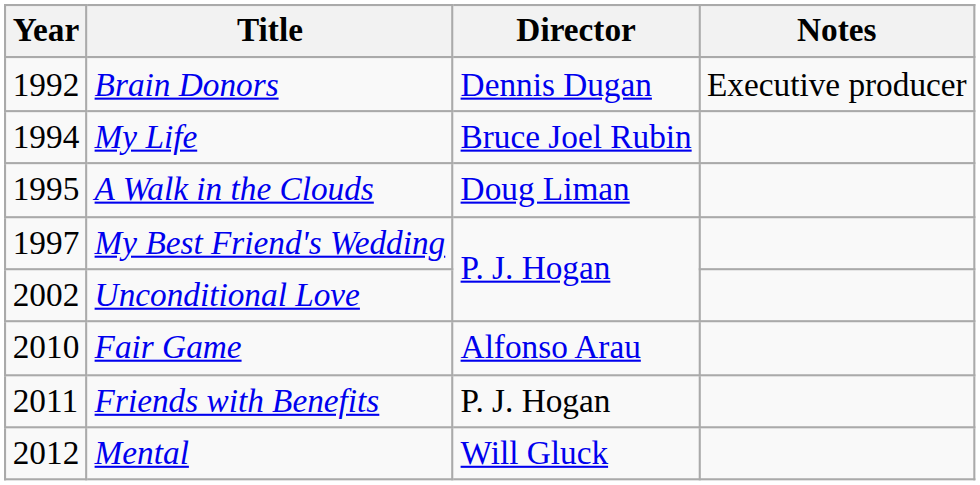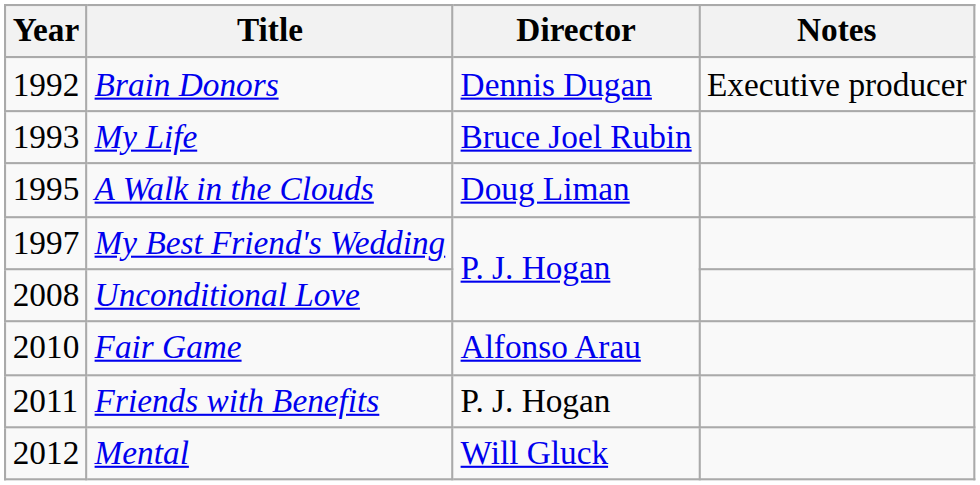(46, 136) 1994 -> (46, 136) 1993
(46, 294) 2002 -> (46, 294) 2008
